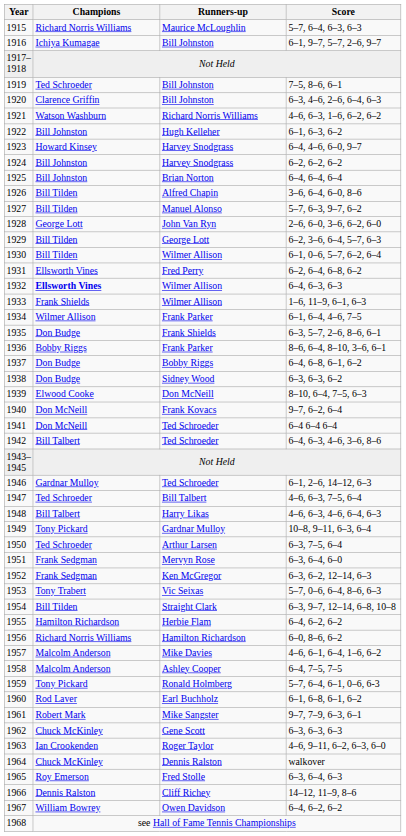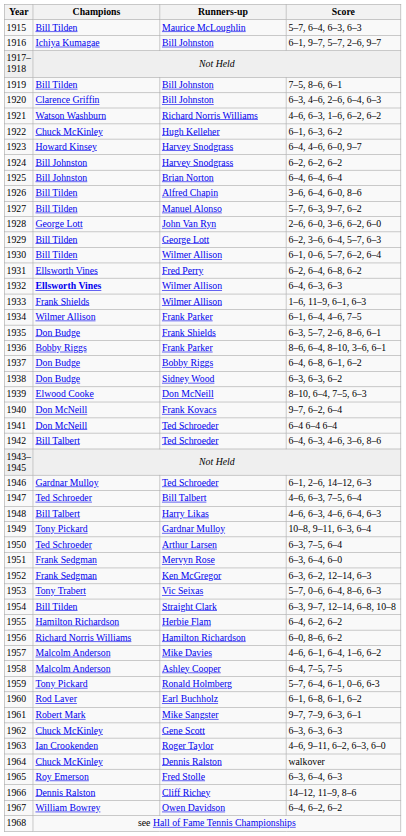(83, 27) Richard Norris Williams -> (56, 27) Bill Tilden
(64, 85) Ted Schroeder -> (56, 85) Bill Tilden
(61, 131) Bill Johnston -> (69, 131) Chuck McKinley
